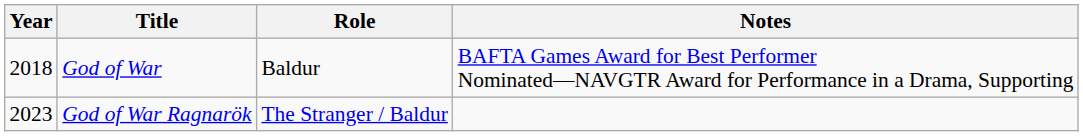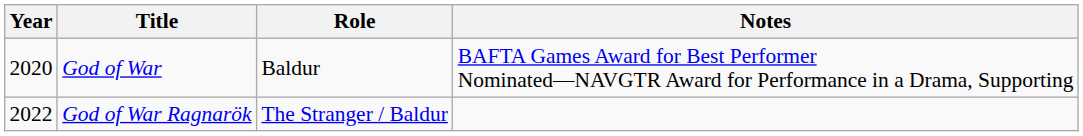(31, 67) 2018 -> (31, 67) 2020
(31, 113) 2023 -> (31, 113) 2022
